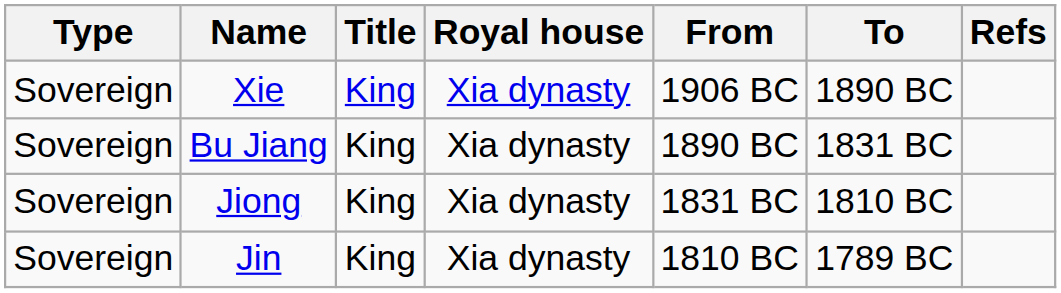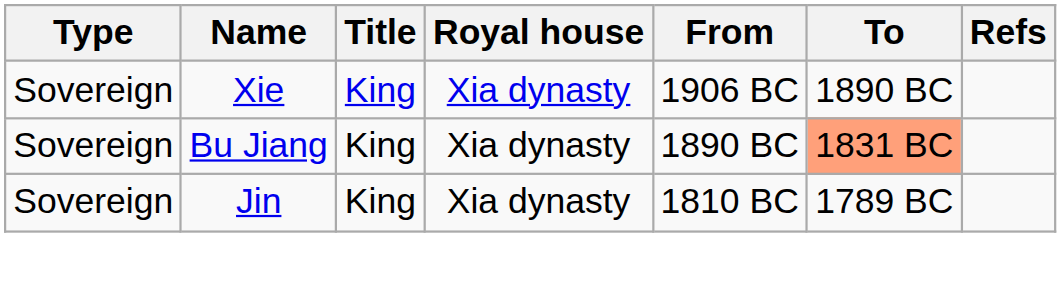(884, 145) no background -> (884, 145) lightsalmon background
- row: (259, 201)
